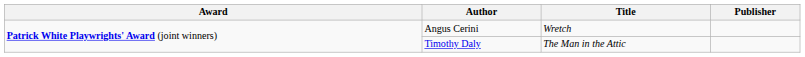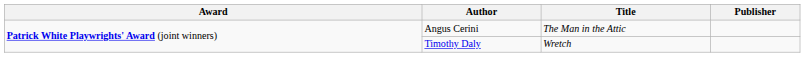(557, 28) Wretch -> (584, 28) The Man in the Attic
(584, 44) The Man in the Attic -> (557, 44) Wretch
